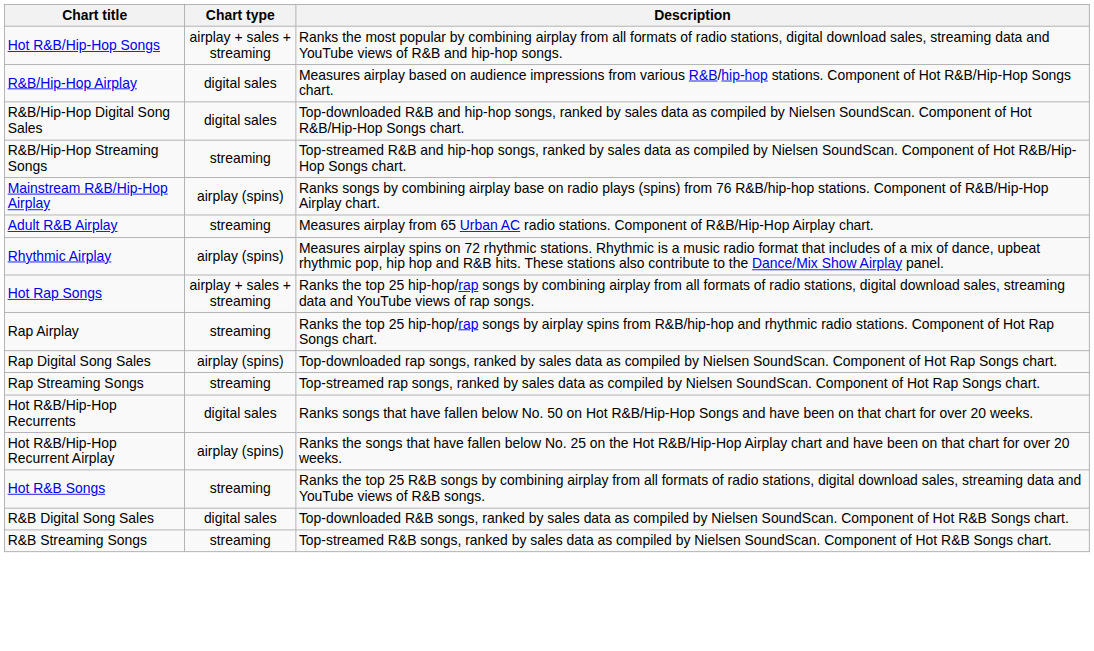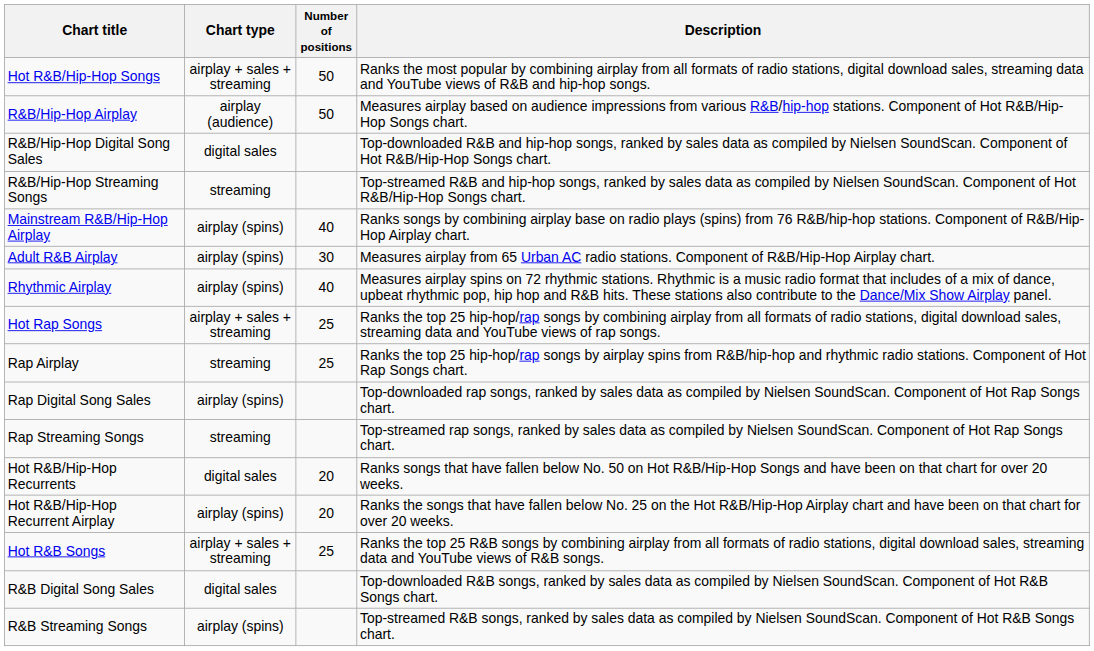+ column: (326, 32)
(240, 83) digital sales -> (240, 114) airplay (audience)
(240, 226) streaming -> (240, 257) airplay (spins)
(240, 489) streaming -> (240, 551) airplay + sales + streaming
(240, 541) streaming -> (240, 627) airplay (spins)
